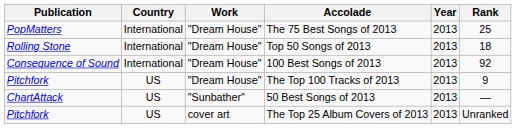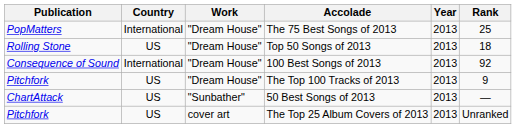(153, 47) International -> (153, 47) US
